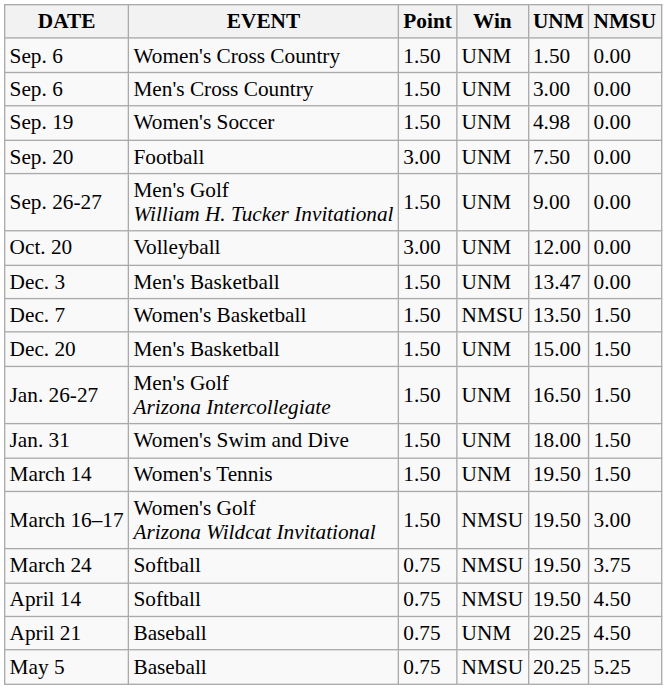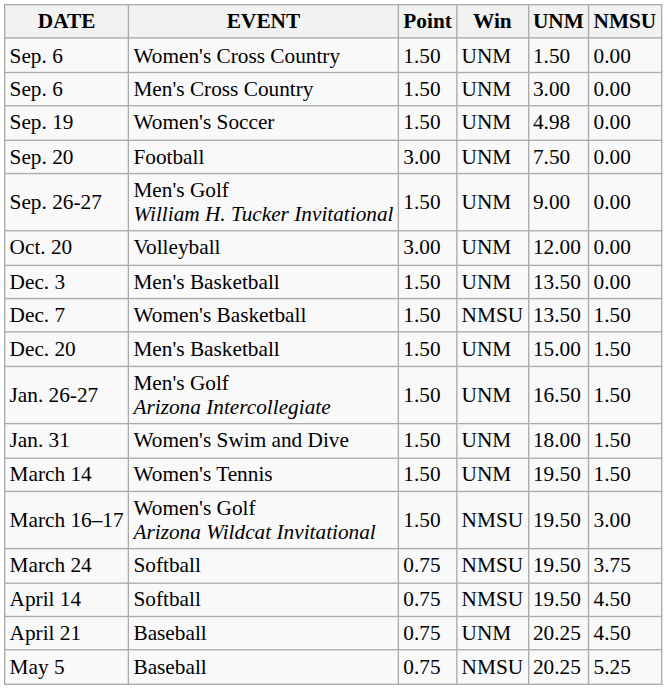(557, 281) 13.47 -> (557, 281) 13.50
